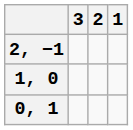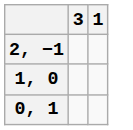- column: (98, 20)
